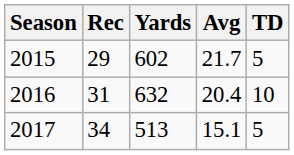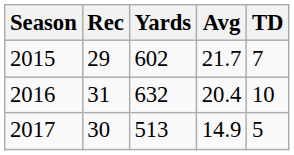(258, 58) 5 -> (258, 58) 7
(99, 130) 34 -> (99, 130) 30
(222, 130) 15.1 -> (222, 130) 14.9
